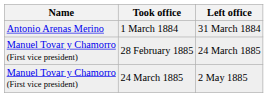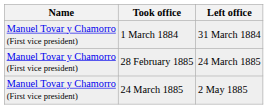(55, 28) Antonio Arenas Merino -> (61, 34) Manuel Tovar y Chamorro (First vice president)
